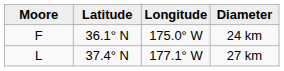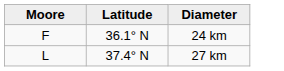- column: (176, 14)
